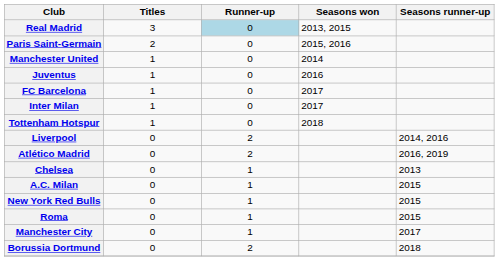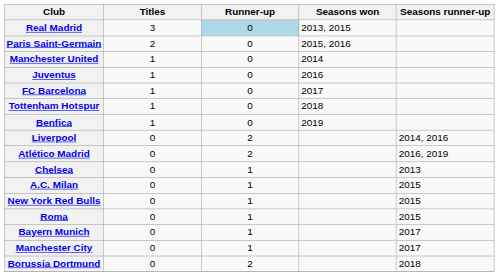- row: (54, 106)
+ row: (54, 122)
+ row: (54, 232)
